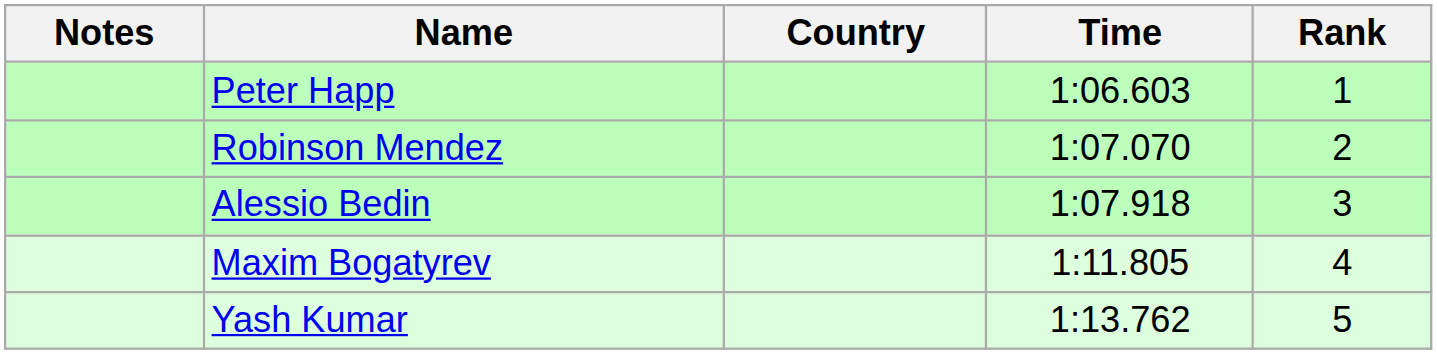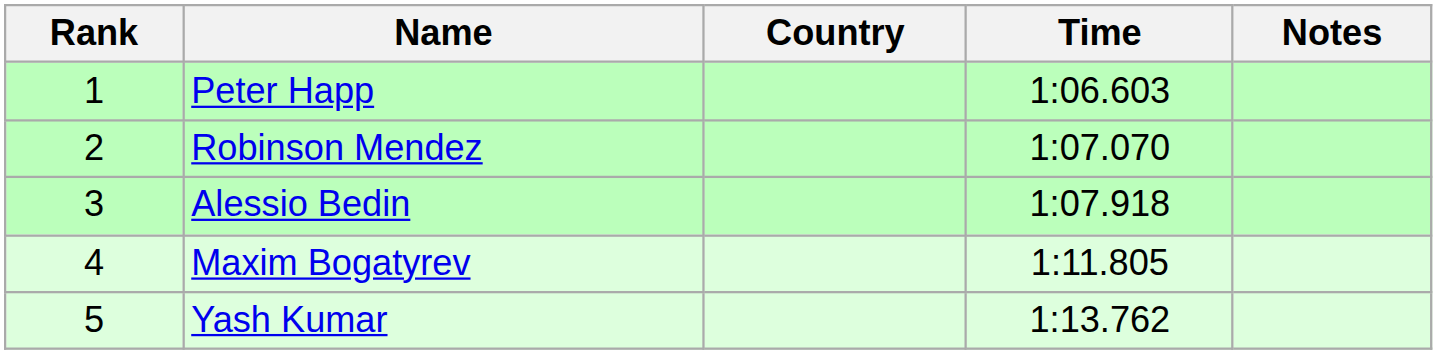columns swapped: (1342, 33) <-> (104, 33)
